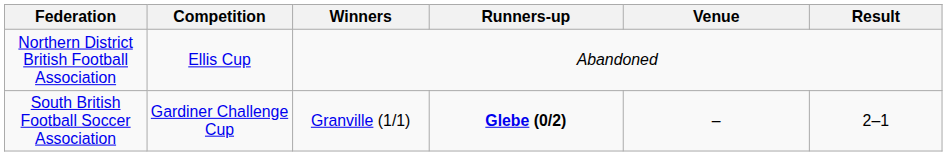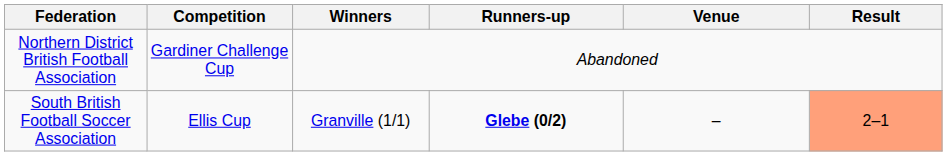(220, 60) Ellis Cup -> (220, 60) Gardiner Challenge Cup
(220, 120) Gardiner Challenge Cup -> (220, 120) Ellis Cup
(876, 120) no background -> (876, 120) lightsalmon background
